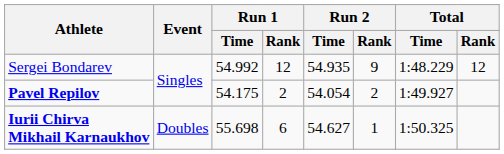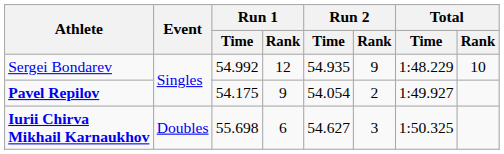(478, 67) 12 -> (478, 67) 10
(283, 93) 2 -> (283, 93) 9
(374, 128) 1 -> (374, 128) 3
